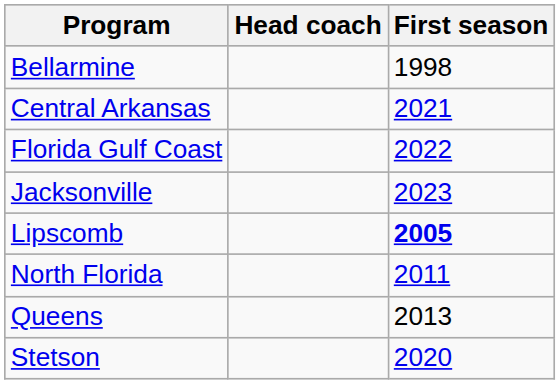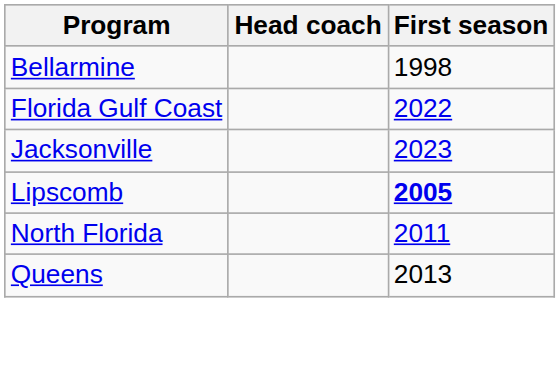- row: (111, 108)
- row: (55, 358)
